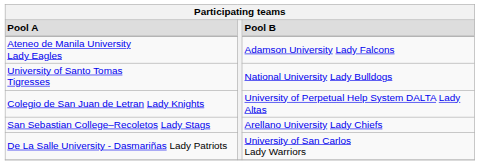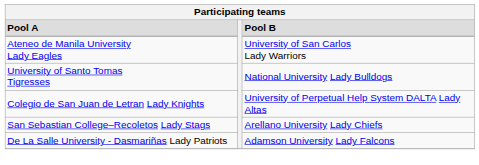(320, 50) Adamson University Lady Falcons -> (298, 50) University of San Carlos Lady Warriors
(298, 146) University of San Carlos Lady Warriors -> (320, 140) Adamson University Lady Falcons
